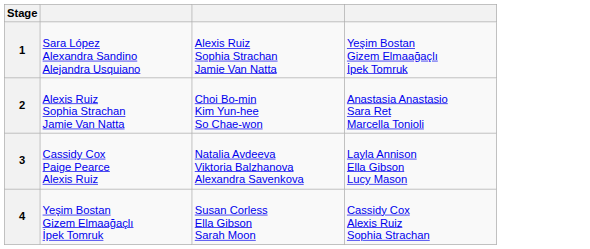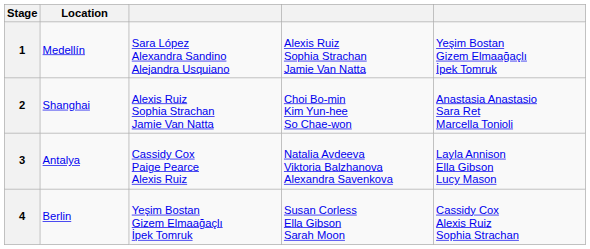+ column: (85, 13)
